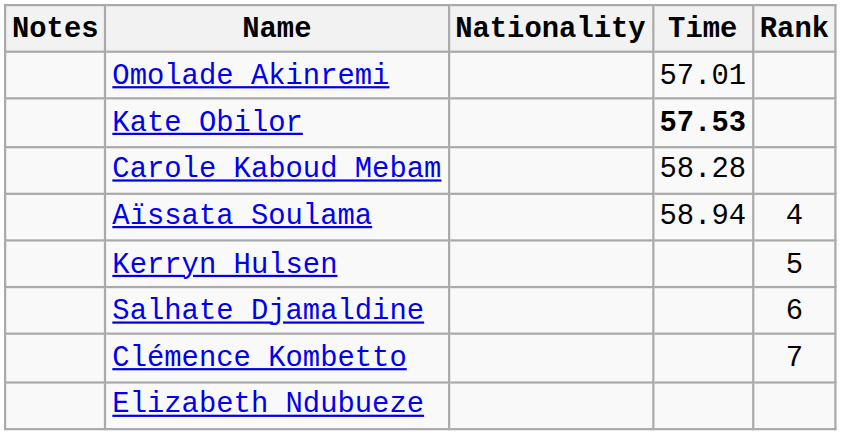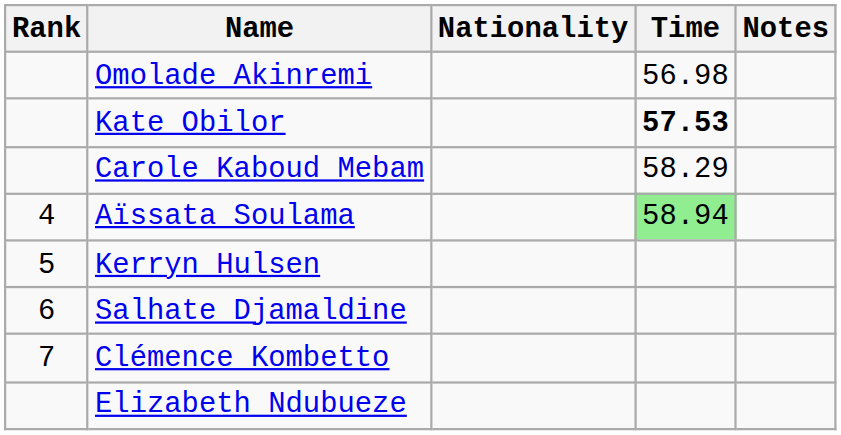columns swapped: (794, 29) <-> (55, 29)
(703, 76) 57.01 -> (685, 76) 56.98
(703, 170) 58.28 -> (685, 170) 58.29
(703, 217) no background -> (685, 217) lightgreen background
